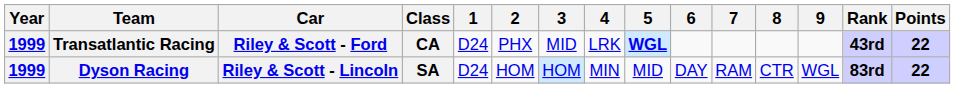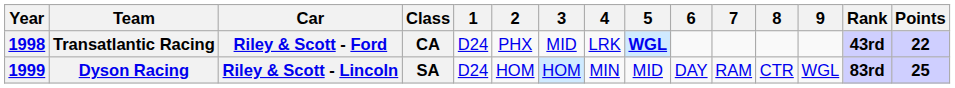(27, 44) 1999 -> (27, 44) 1998
(920, 70) 22 -> (920, 70) 25
